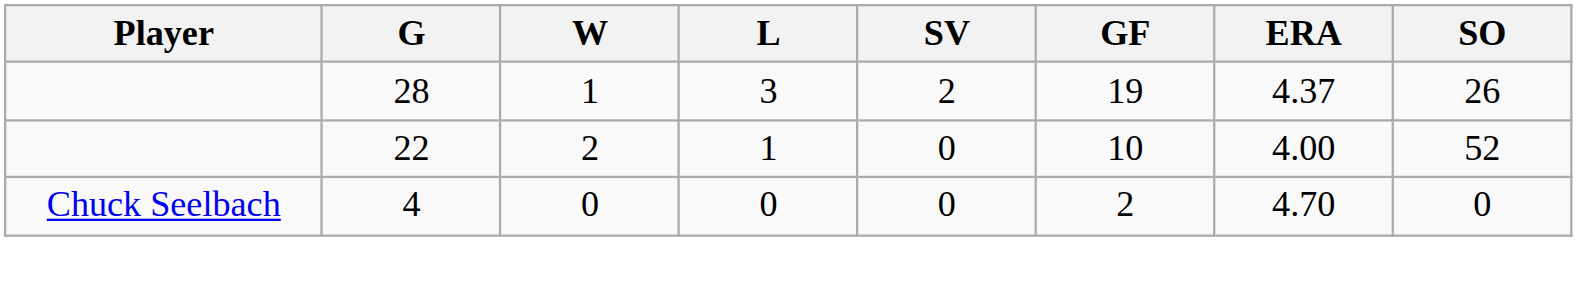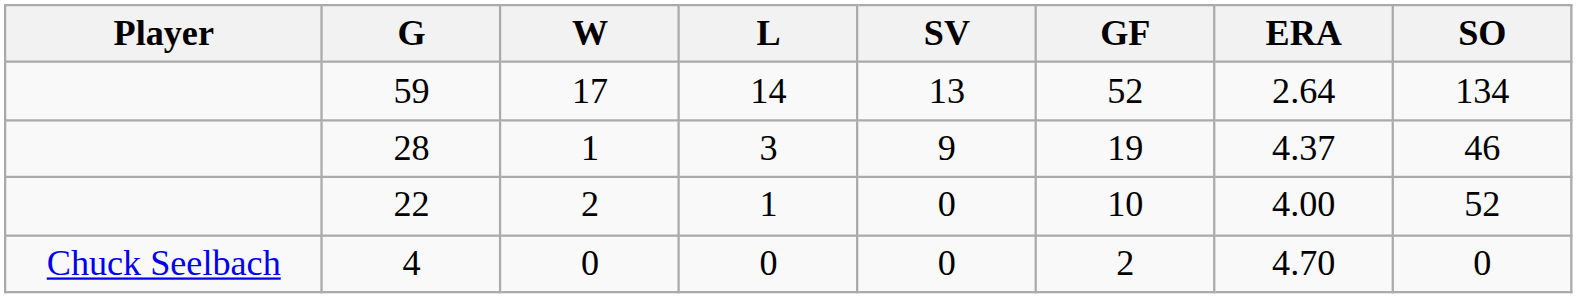+ row: (412, 90)
(947, 90) 2 -> (947, 147) 9
(1482, 90) 26 -> (1482, 147) 46
